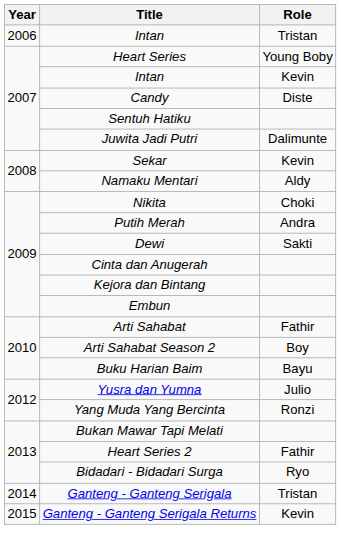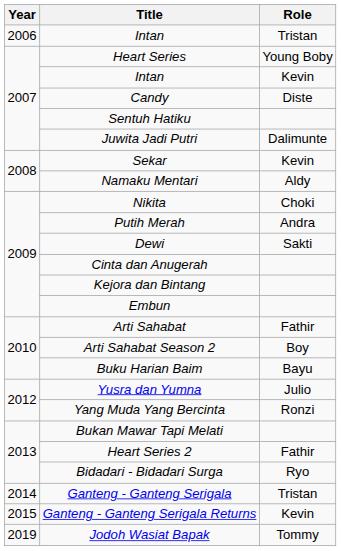+ row: (22, 535)
